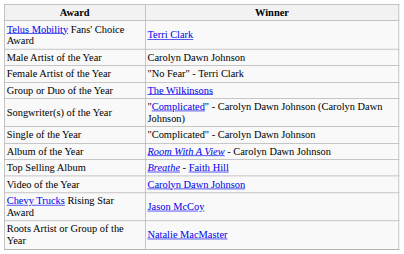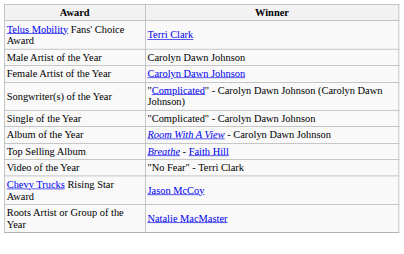(196, 73) "No Fear" - Terri Clark -> (196, 73) Carolyn Dawn Johnson
- row: (60, 90)
(196, 184) Carolyn Dawn Johnson -> (196, 168) "No Fear" - Terri Clark
